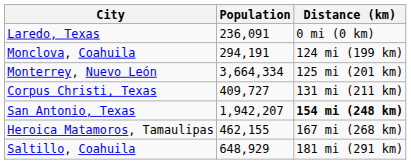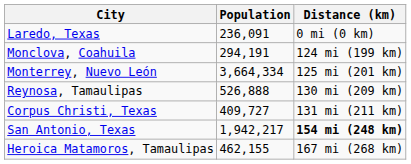+ row: (75, 91)
(252, 110) 1,942,207 -> (252, 130) 1,942,217
- row: (71, 149)
